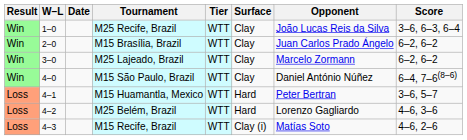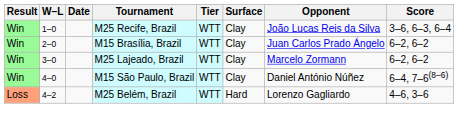- row: (149, 95)
- row: (135, 127)
